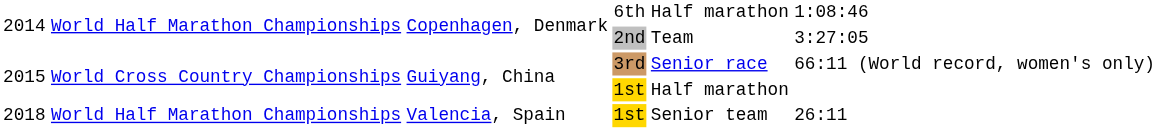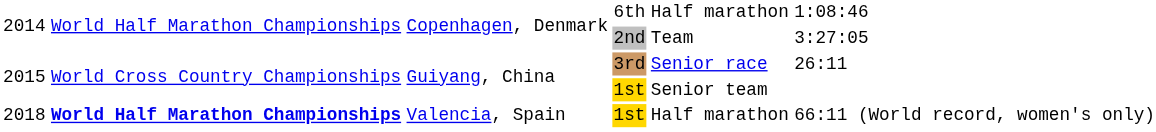(975, 64) 66:11 (World record, women's only) -> (821, 64) 26:11
(720, 90) Half marathon -> (709, 90) Senior team
(226, 116) normal -> (226, 116) bold
(709, 116) Senior team -> (720, 116) Half marathon
(821, 116) 26:11 -> (975, 116) 66:11 (World record, women's only)
